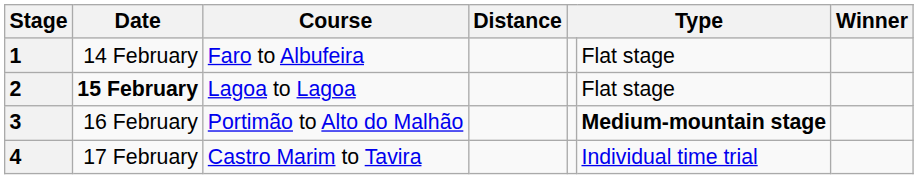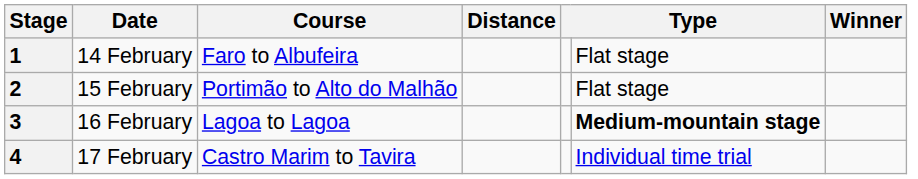(138, 88) bold -> (135, 88) normal
(282, 88) Lagoa to Lagoa -> (330, 88) Portimão to Alto do Malhão
(336, 122) Portimão to Alto do Malhão -> (276, 122) Lagoa to Lagoa
